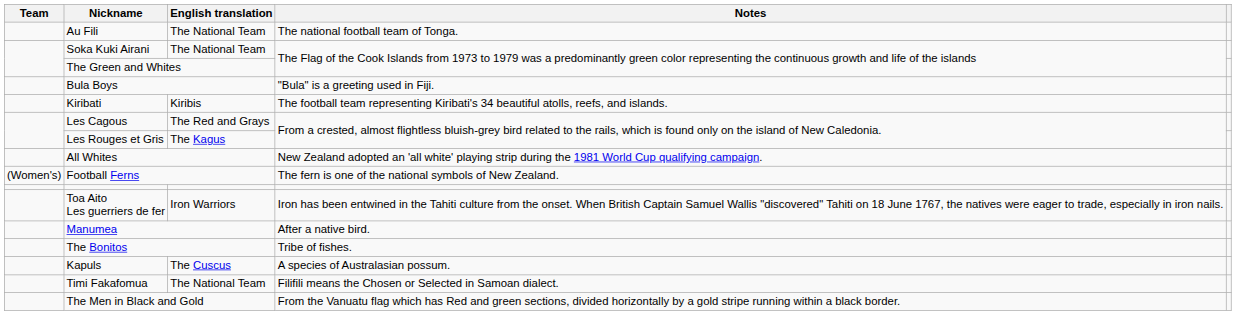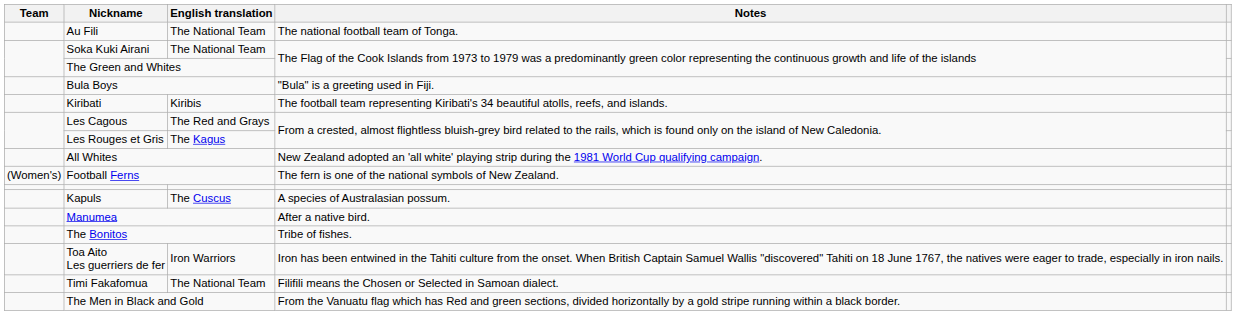rows swapped: (84, 265) <-> (116, 205)
